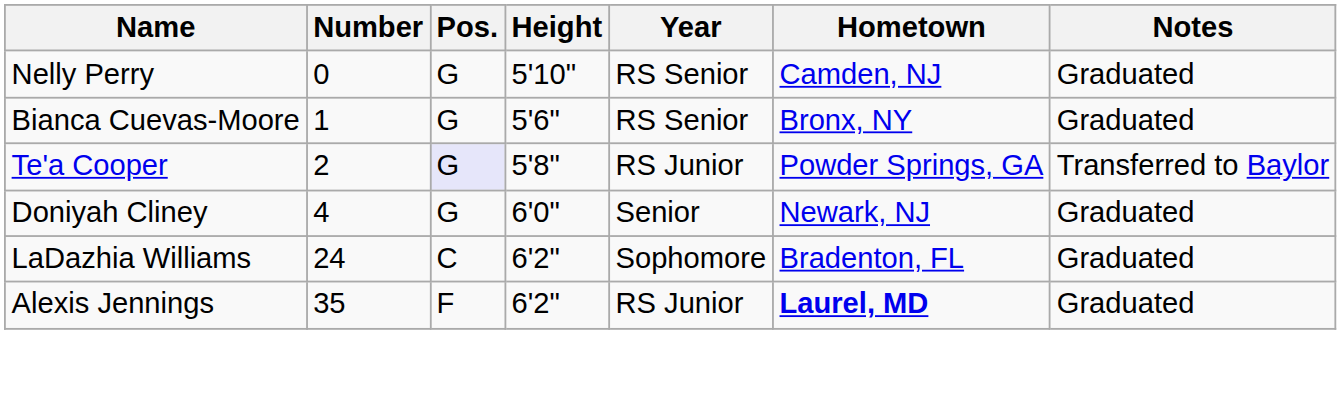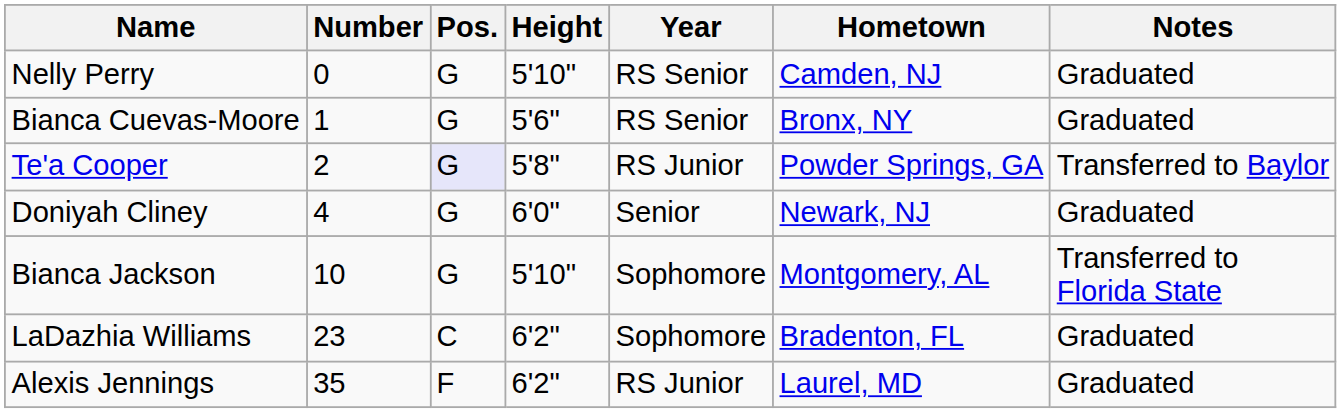+ row: (114, 274)
(329, 258) 24 -> (329, 337) 23
(854, 304) bold -> (851, 383) normal
